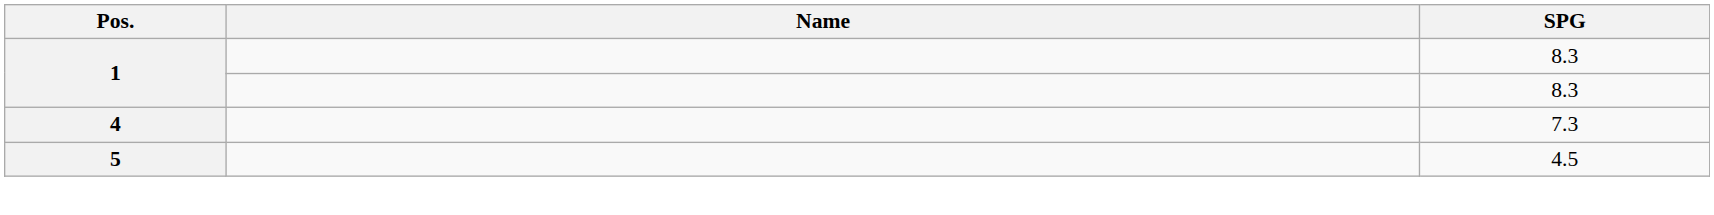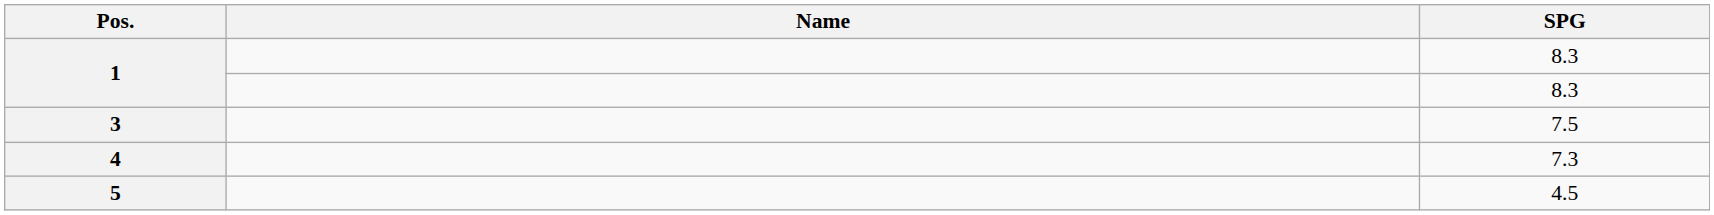+ row: (116, 124)
